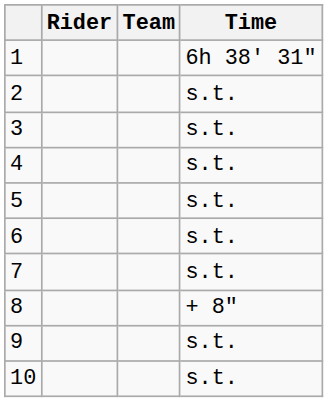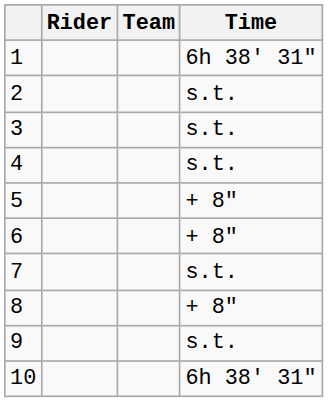(212, 201) s.t. -> (212, 201) + 8"
(212, 236) s.t. -> (212, 236) + 8"
(212, 379) s.t. -> (251, 379) 6h 38' 31"
